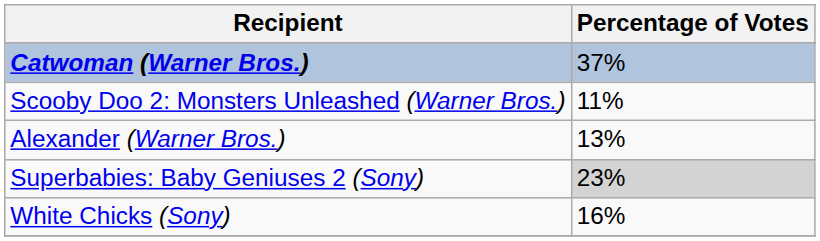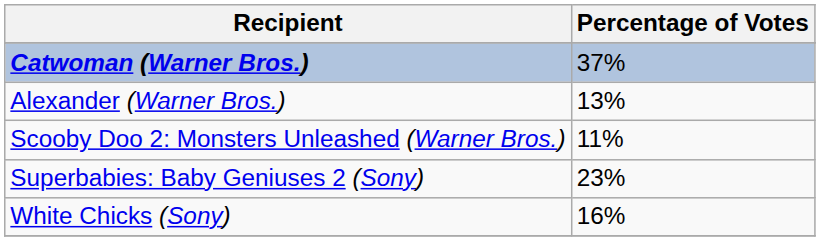rows swapped: (148, 139) <-> (288, 100)
(601, 178) lightgrey background -> (601, 178) no background
